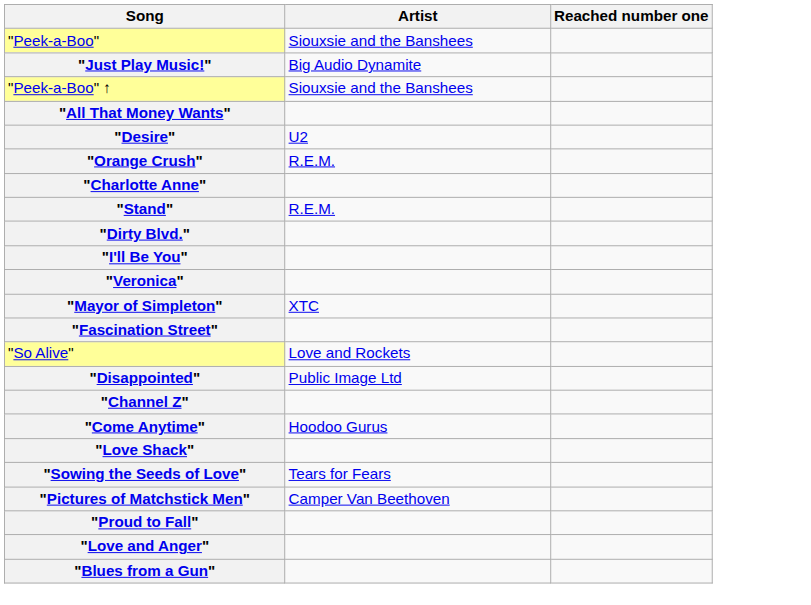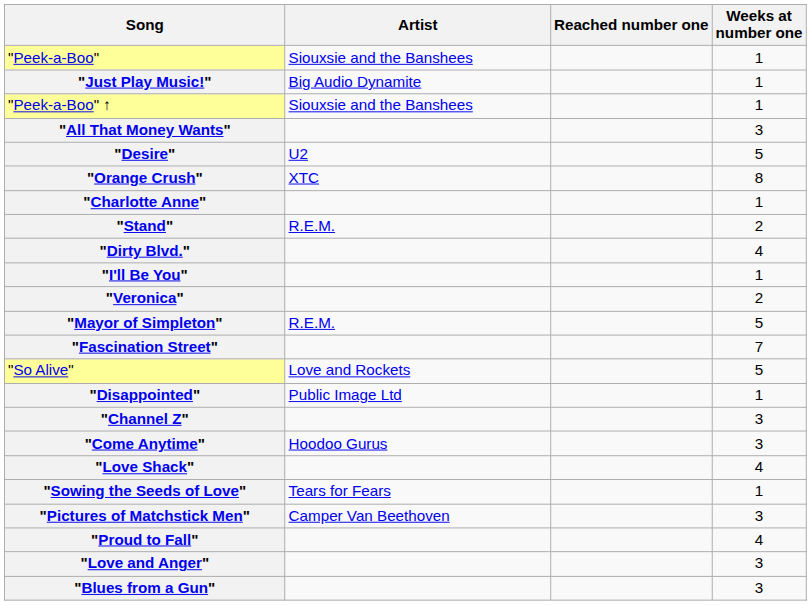+ column: (759, 25)
(312, 161) R.E.M. -> (304, 178) XTC
(304, 305) XTC -> (312, 322) R.E.M.
